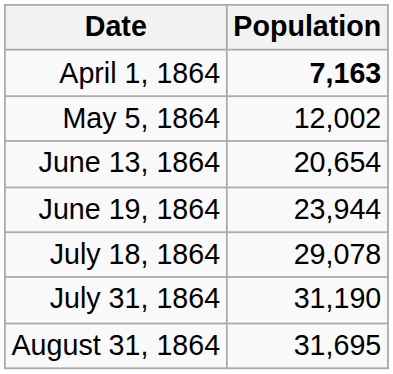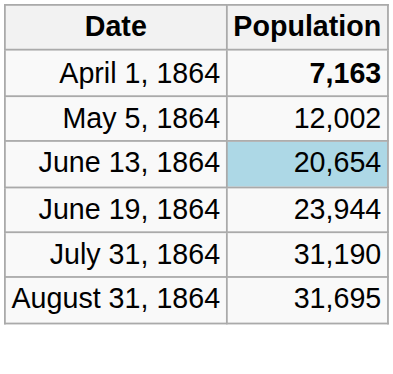(337, 163) no background -> (337, 163) lightblue background
- row: (135, 254)
